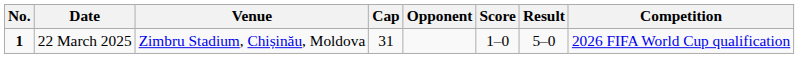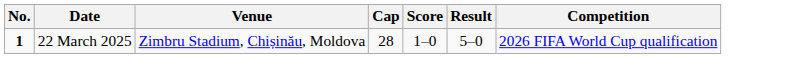- column: (440, 16)
(386, 41) 31 -> (386, 41) 28
